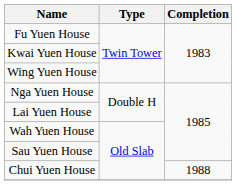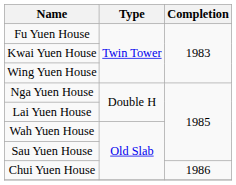(198, 170) 1988 -> (198, 170) 1986
